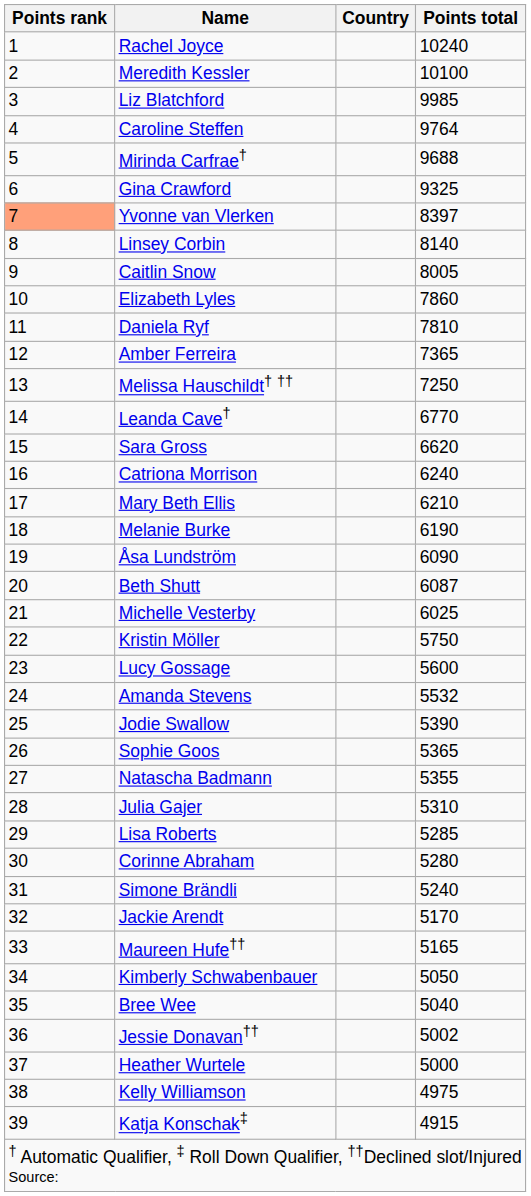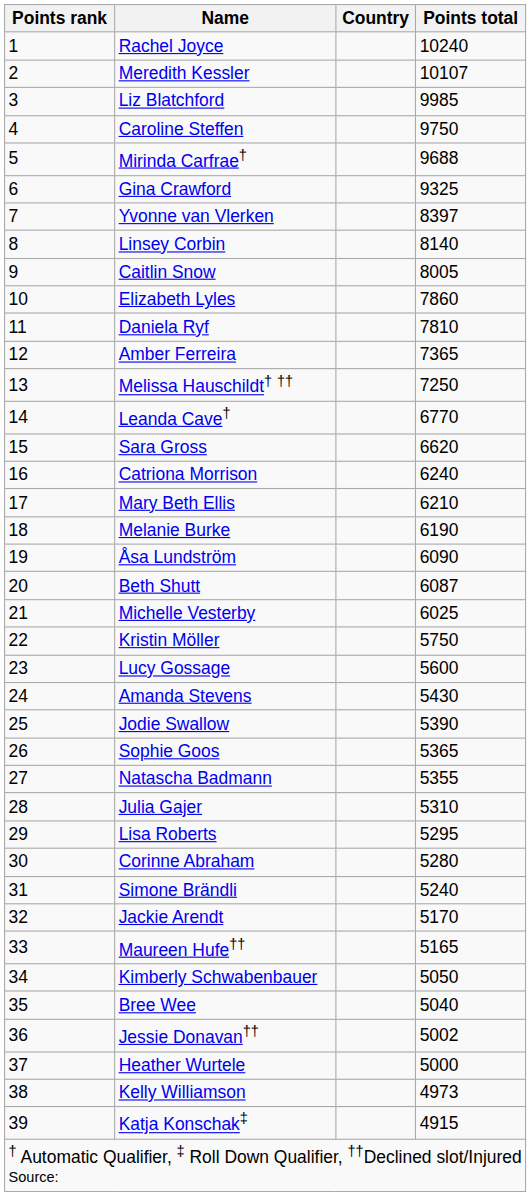(444, 73) 10100 -> (444, 73) 10107
(439, 128) 9764 -> (439, 128) 9750
(13, 216) lightsalmon background -> (13, 216) no background
(439, 696) 5532 -> (439, 696) 5430
(439, 834) 5285 -> (439, 834) 5295
(439, 1092) 4975 -> (439, 1092) 4973
